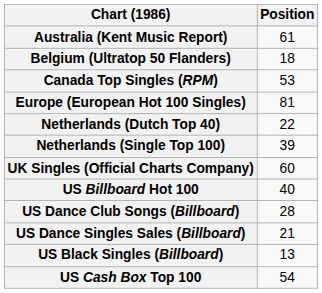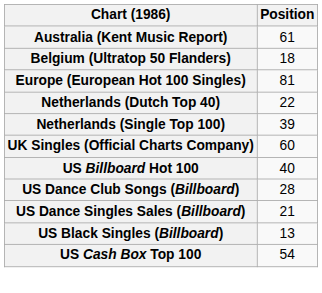- row: (131, 80)
